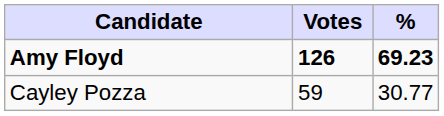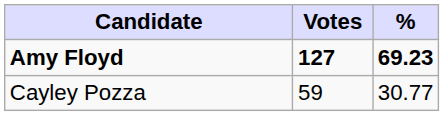(317, 57) 126 -> (317, 57) 127
